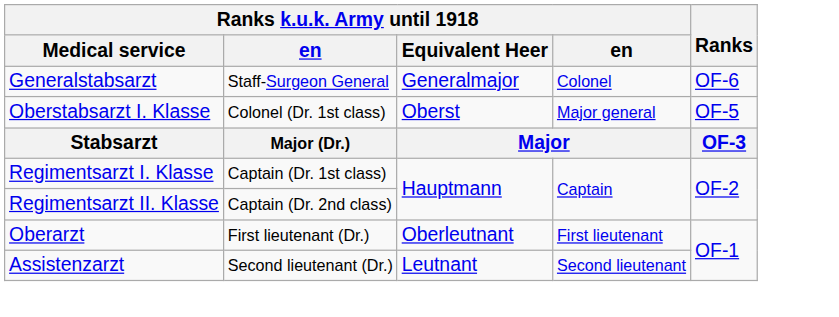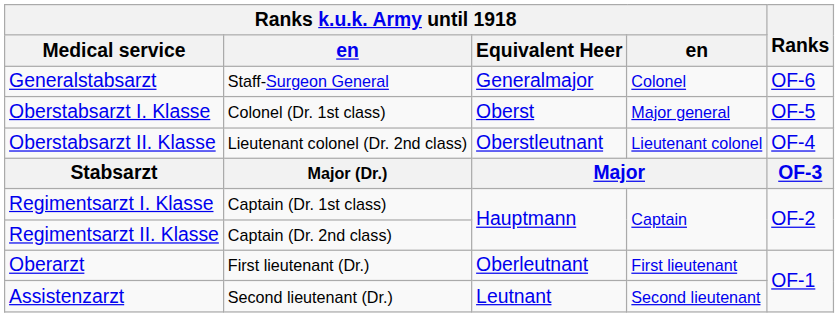+ row: (112, 142)
